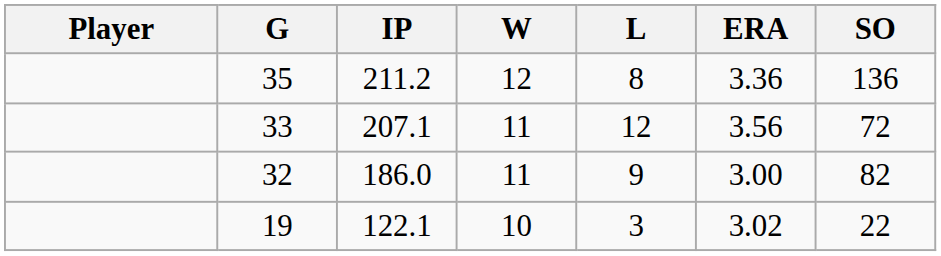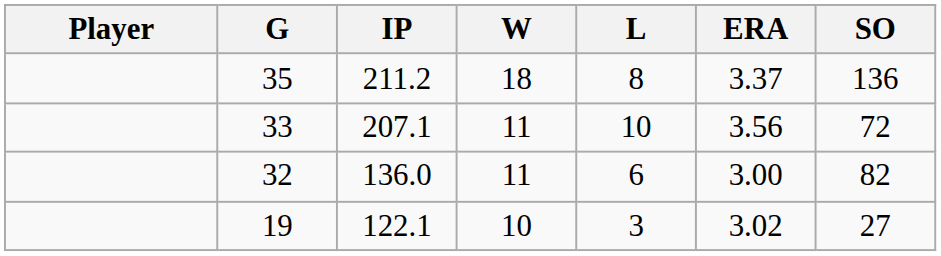(517, 77) 12 -> (517, 77) 18
(756, 77) 3.36 -> (756, 77) 3.37
(636, 126) 12 -> (636, 126) 10
(397, 175) 186.0 -> (397, 175) 136.0
(636, 175) 9 -> (636, 175) 6
(875, 224) 22 -> (875, 224) 27
